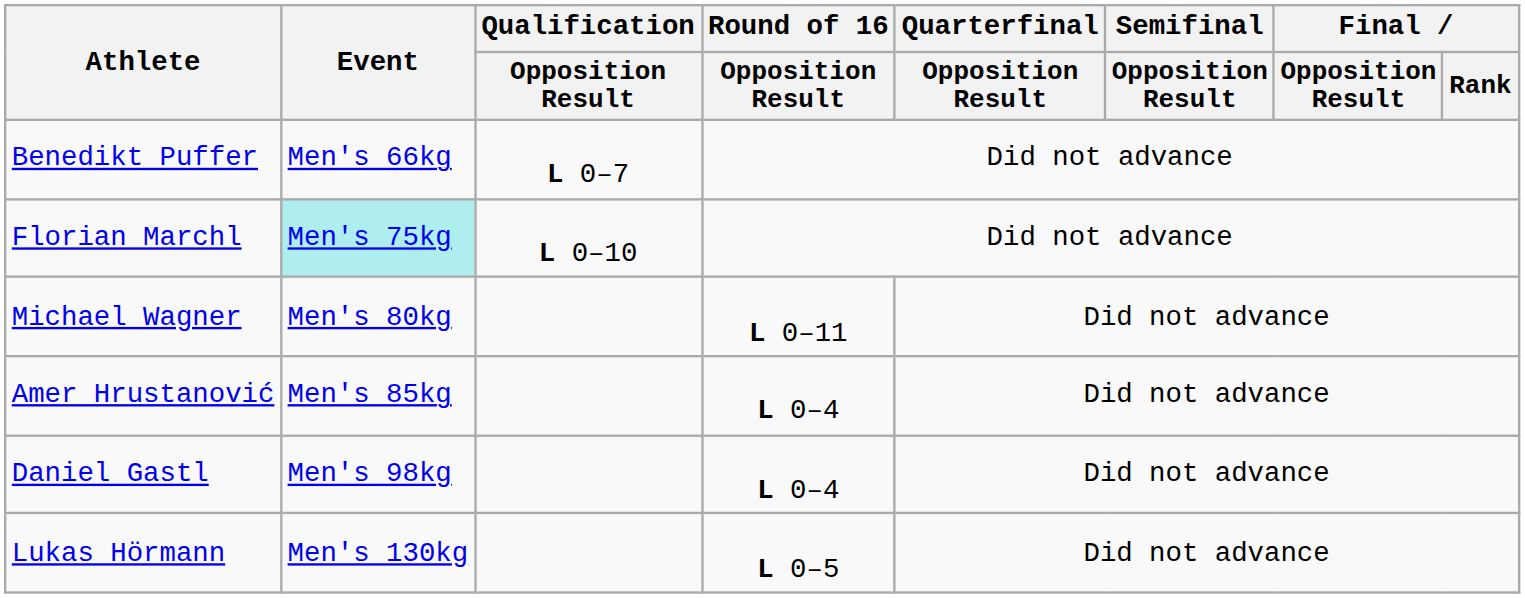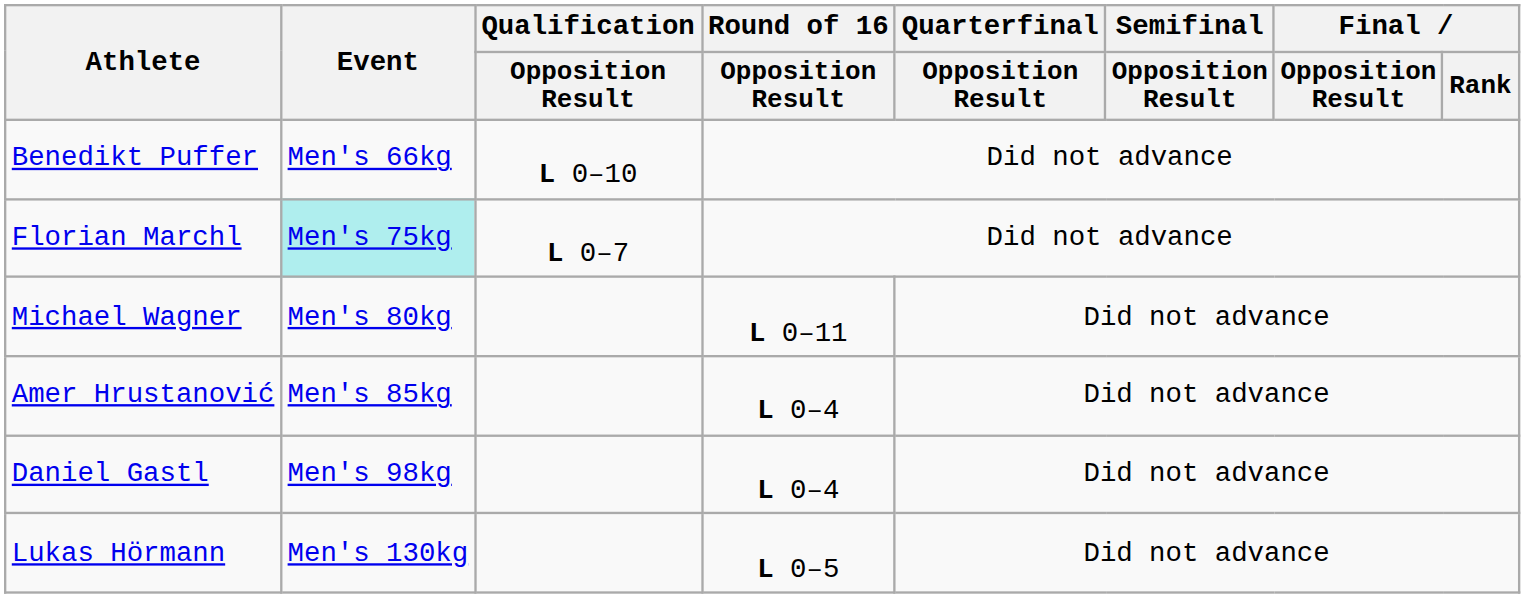(588, 175) L 0–7 -> (588, 175) L 0–10
(588, 254) L 0–10 -> (588, 254) L 0–7
